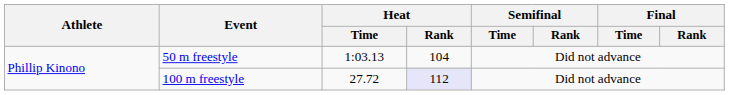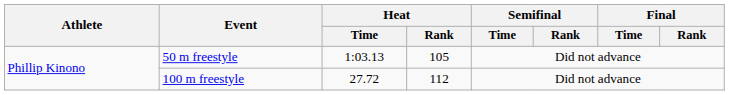(439, 57) 104 -> (439, 57) 105
(439, 79) lavender background -> (439, 79) no background
